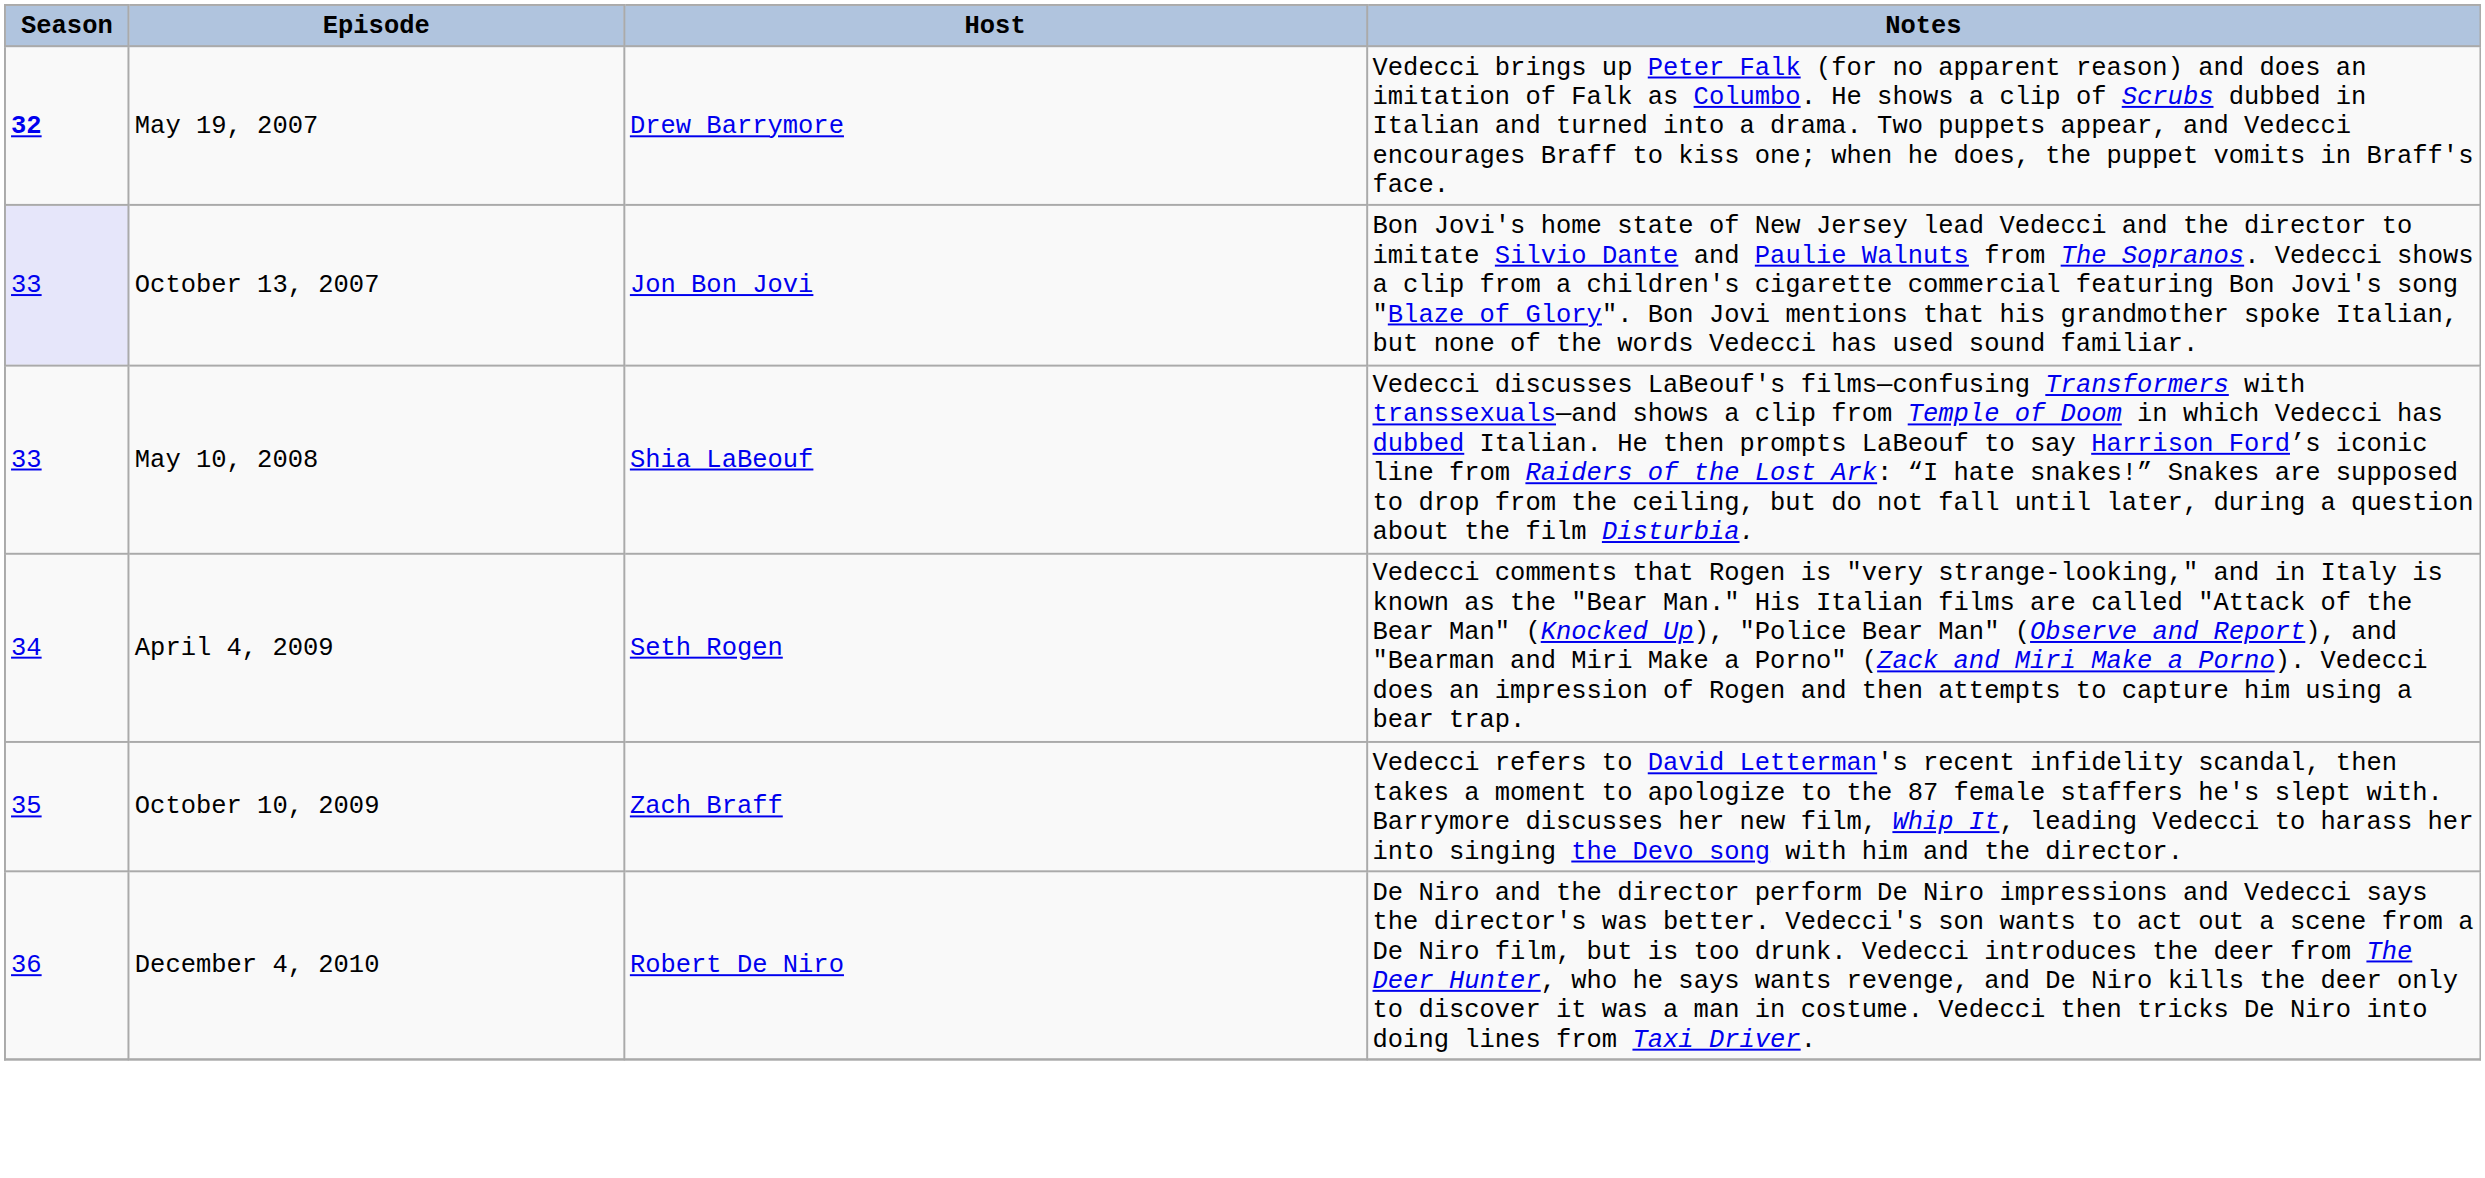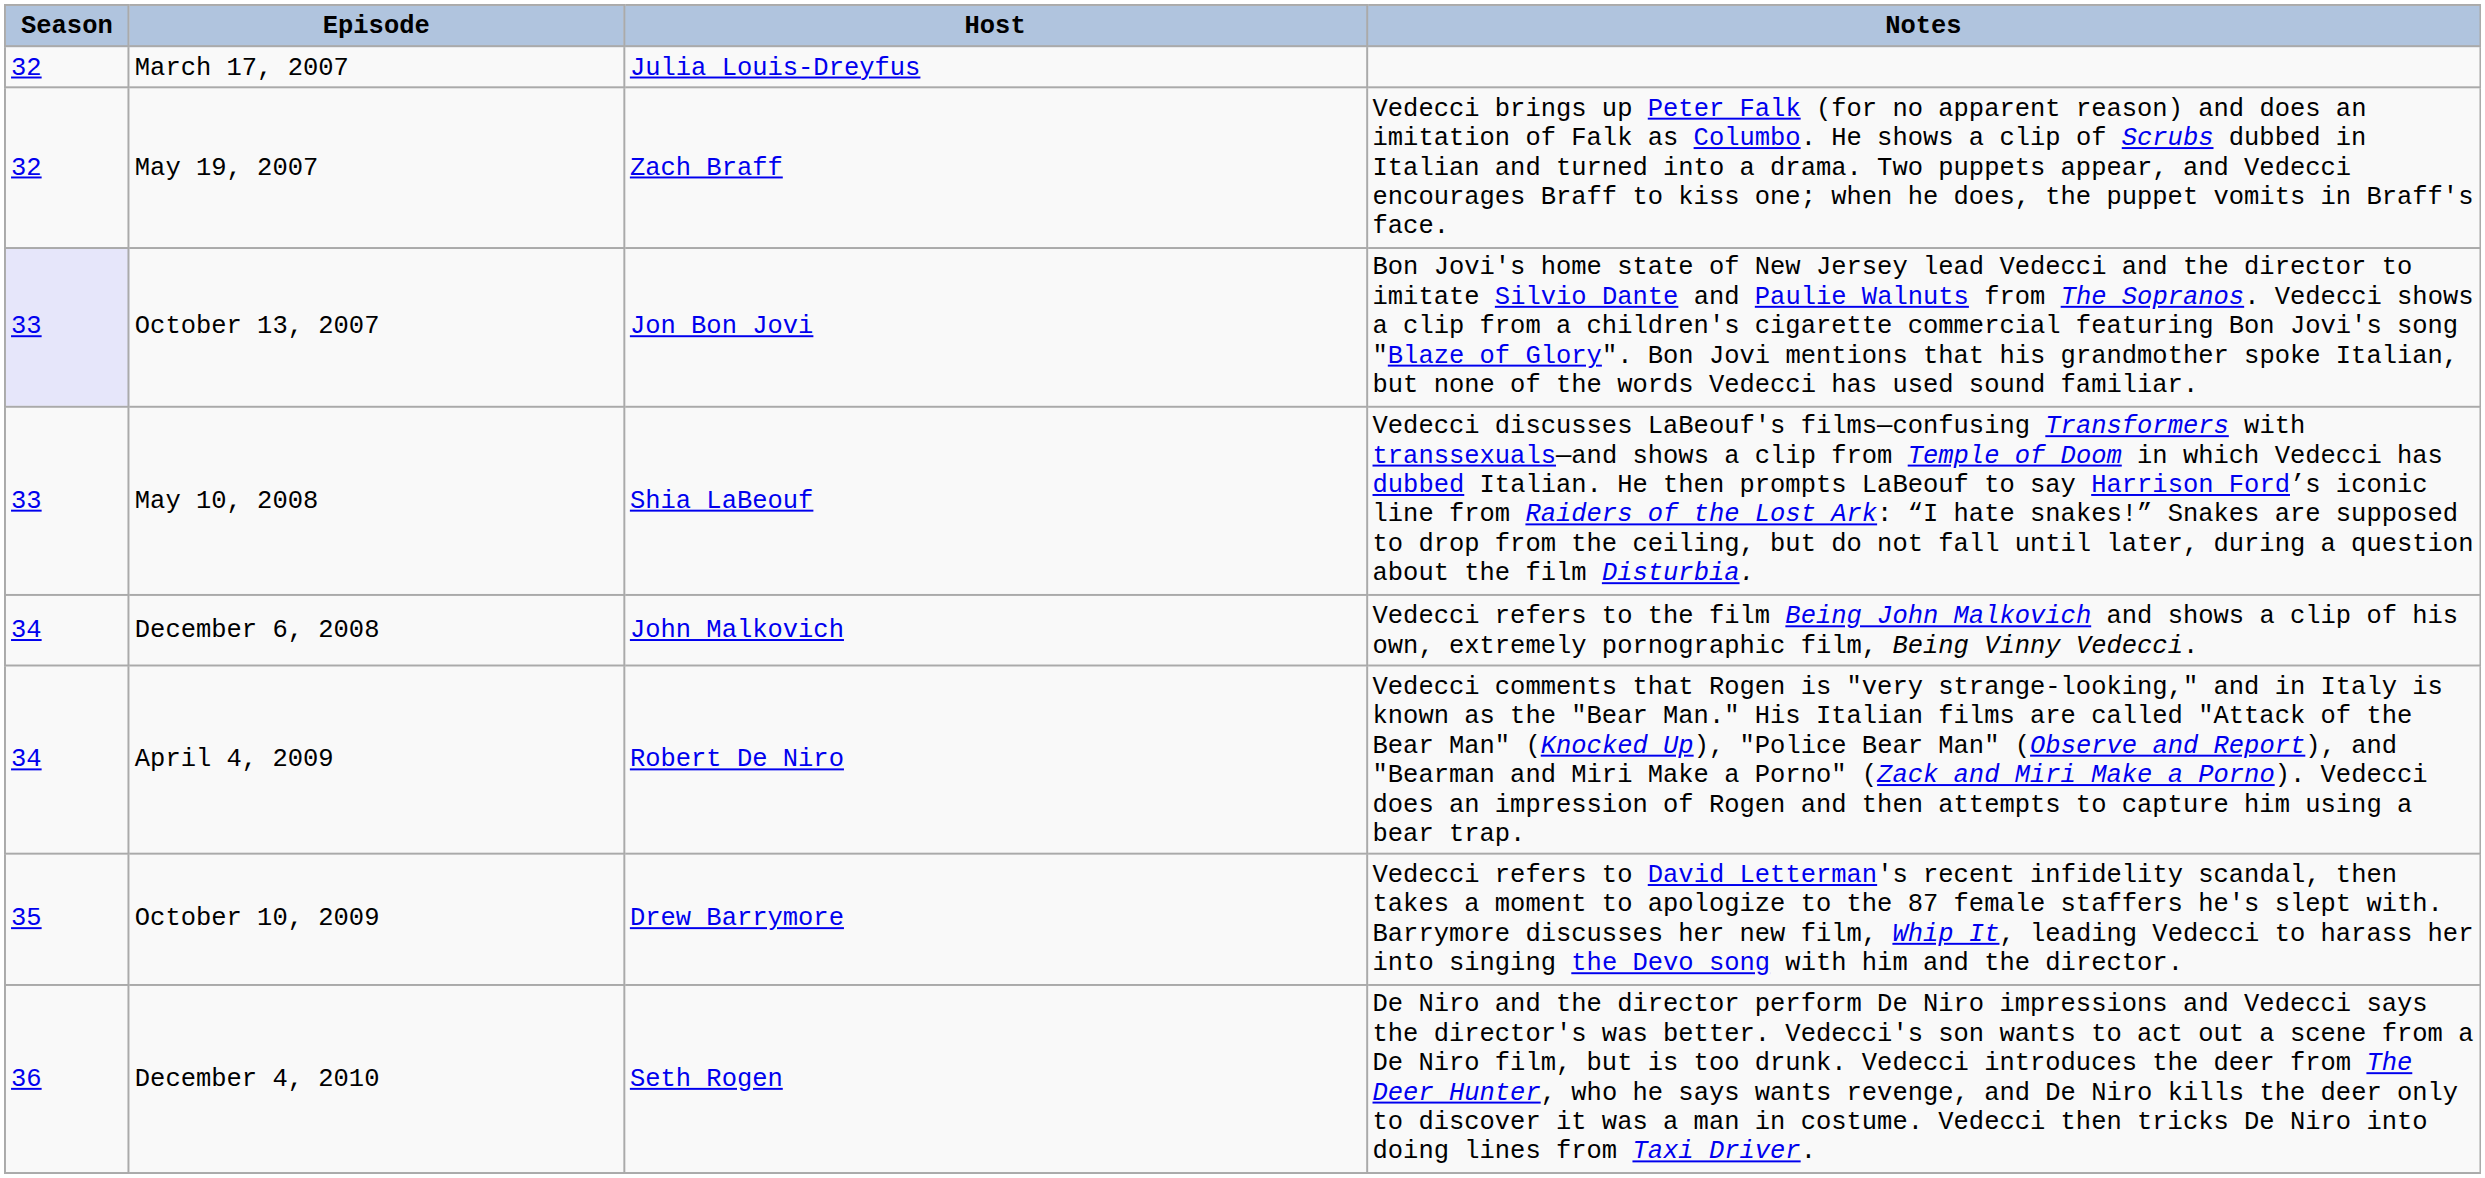+ row: (242, 67)
(26, 126) bold -> (26, 168) normal
(737, 126) Drew Barrymore -> (706, 168) Zach Braff
+ row: (257, 630)
(706, 648) Seth Rogen -> (737, 760) Robert De Niro
(706, 807) Zach Braff -> (737, 919) Drew Barrymore
(737, 966) Robert De Niro -> (706, 1078) Seth Rogen
